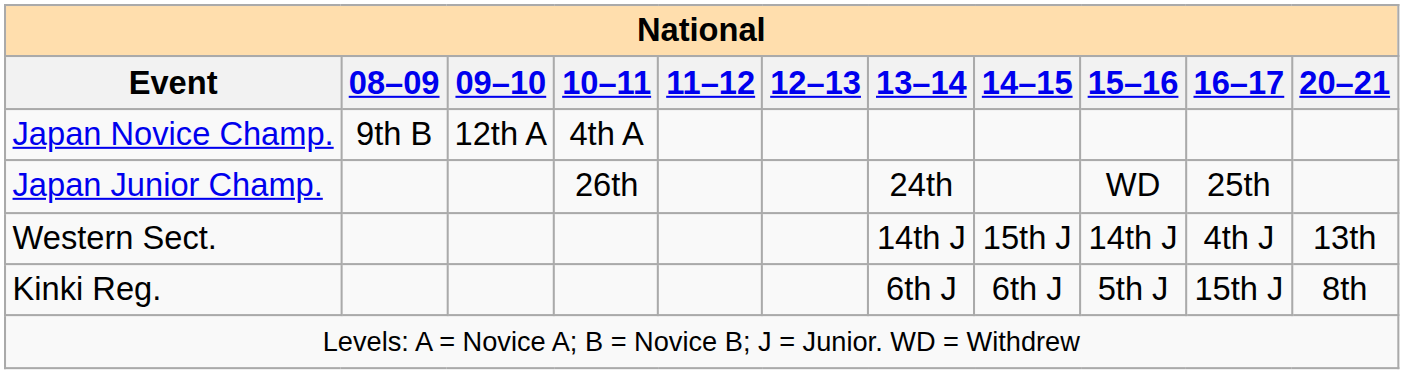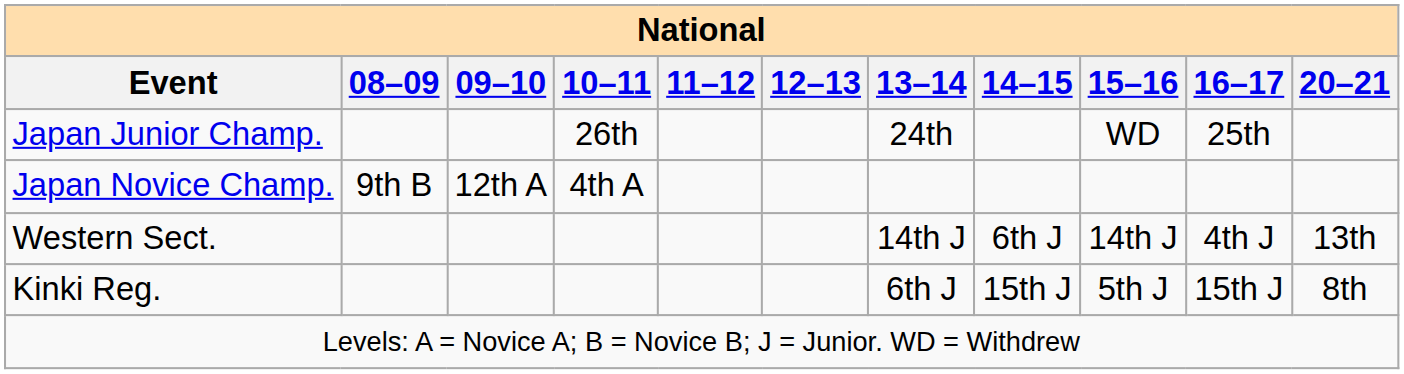rows swapped: (168, 185) <-> (173, 133)
(1027, 237) 15th J -> (1027, 237) 6th J
(1027, 289) 6th J -> (1027, 289) 15th J
